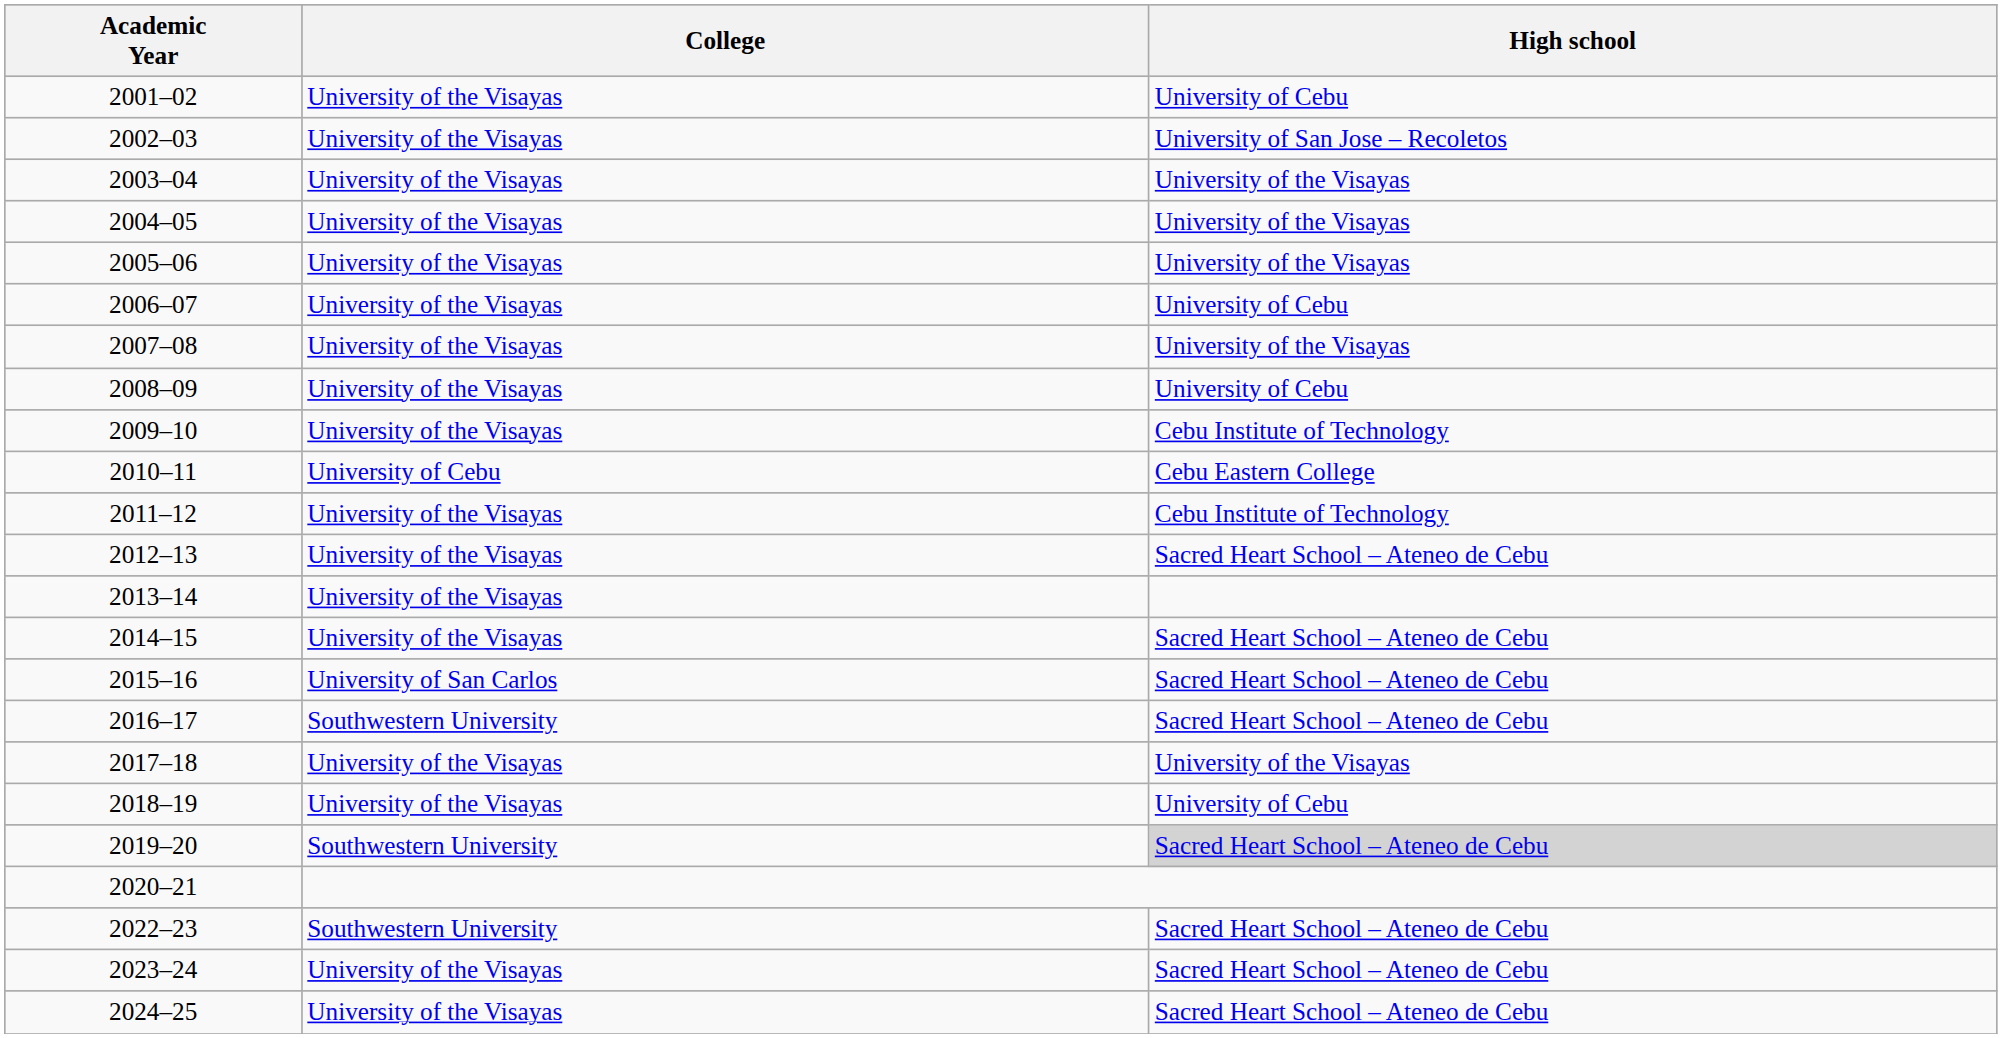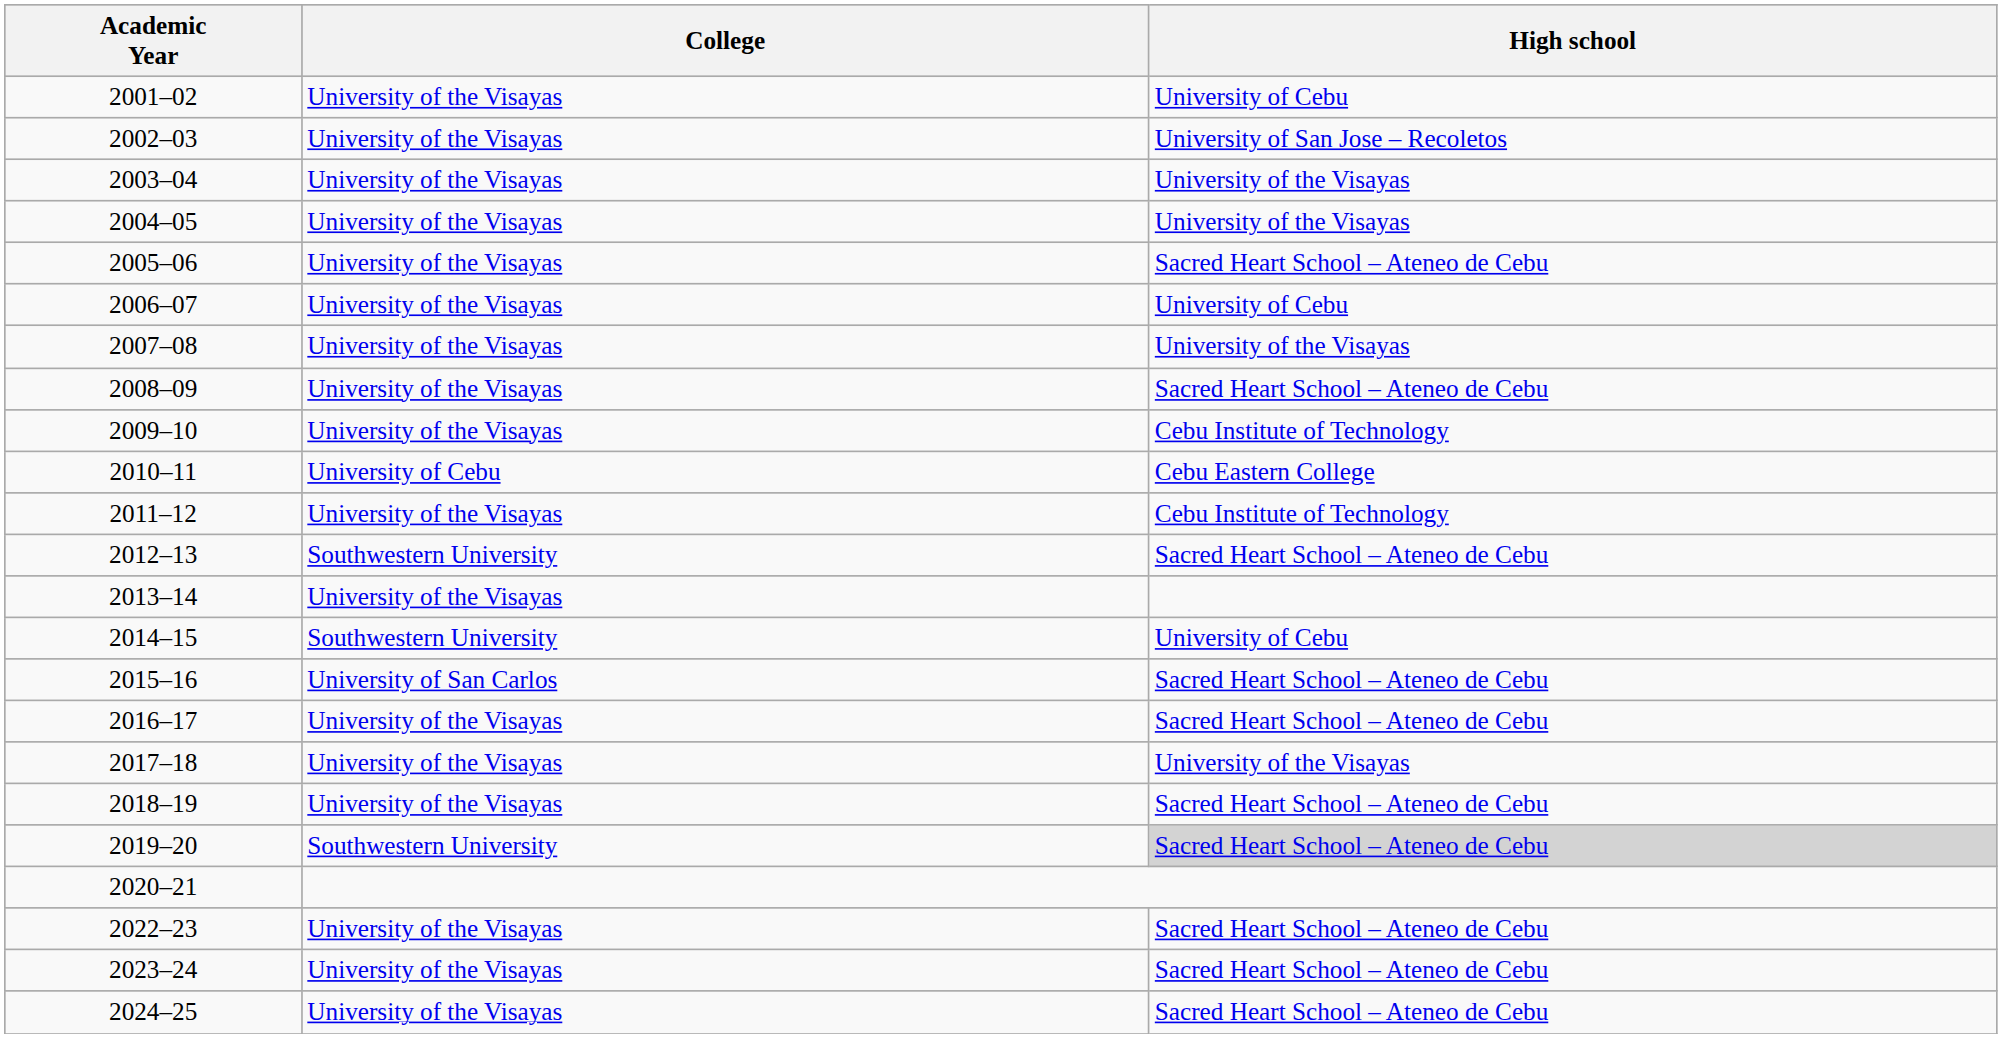(1282, 263) University of the Visayas -> (1352, 263) Sacred Heart School – Ateneo de Cebu
(1251, 388) University of Cebu -> (1352, 388) Sacred Heart School – Ateneo de Cebu
(435, 554) University of the Visayas -> (432, 554) Southwestern University
(435, 637) University of the Visayas -> (432, 637) Southwestern University
(1352, 637) Sacred Heart School – Ateneo de Cebu -> (1251, 637) University of Cebu
(432, 721) Southwestern University -> (435, 721) University of the Visayas
(1251, 804) University of Cebu -> (1352, 804) Sacred Heart School – Ateneo de Cebu
(432, 929) Southwestern University -> (435, 929) University of the Visayas
